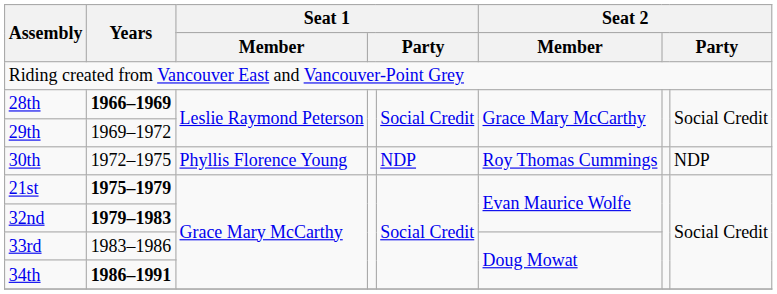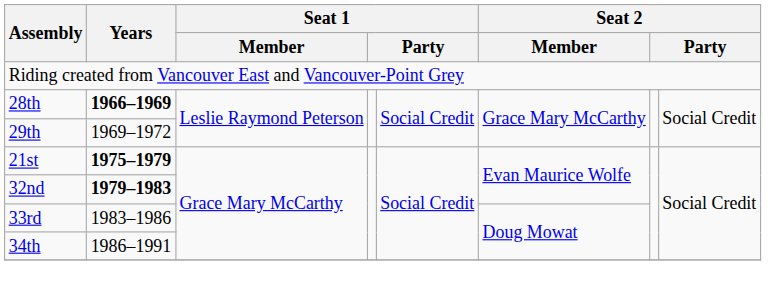- row: (25, 160)
(131, 274) bold -> (131, 246) normal
